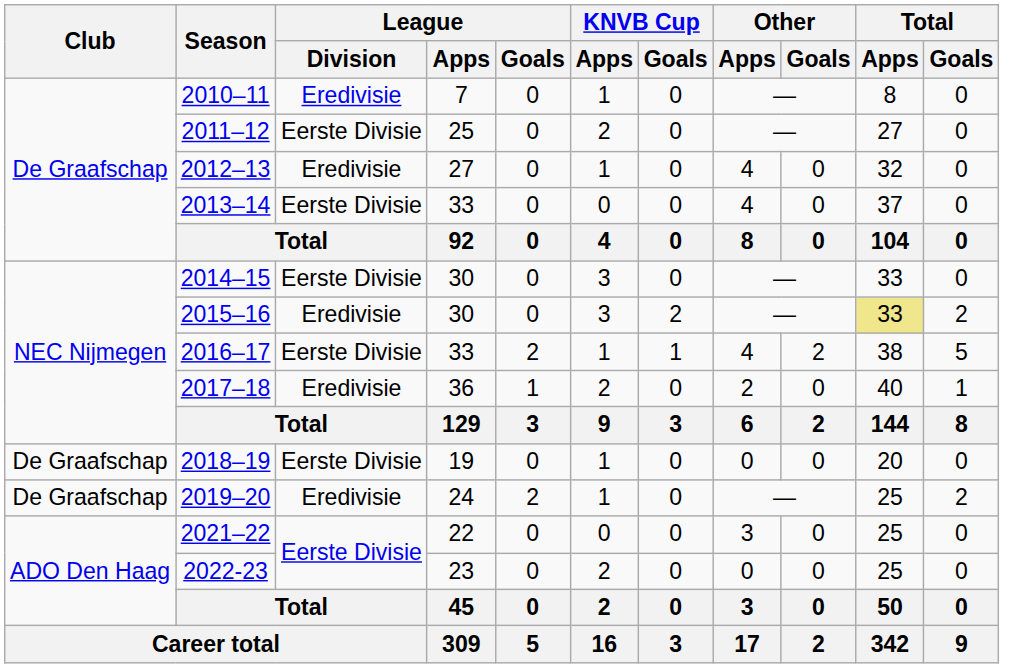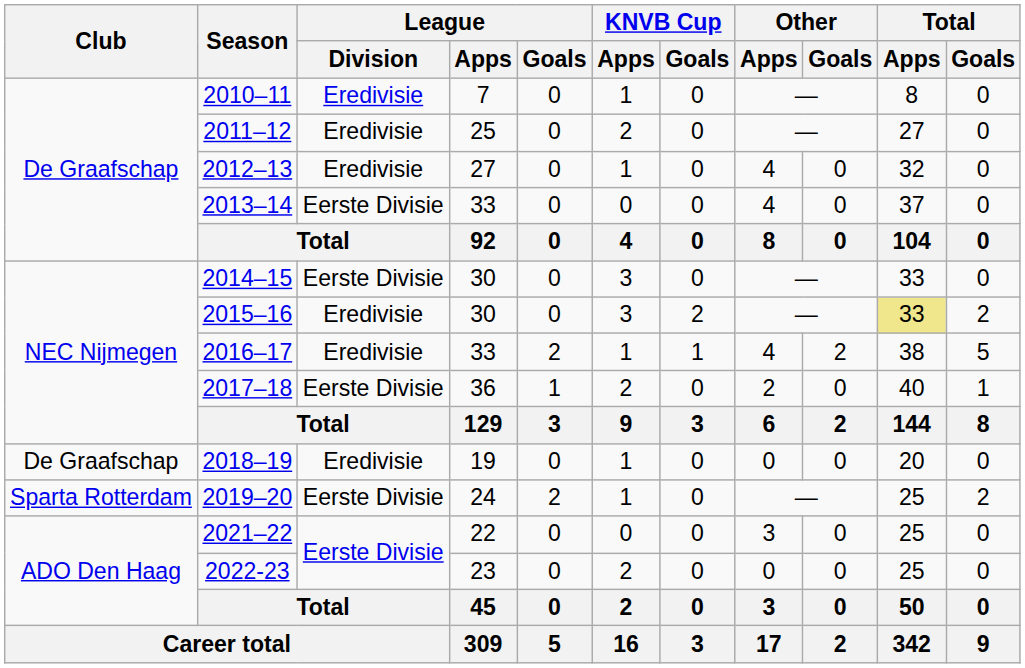(351, 132) Eerste Divisie -> (373, 132) Eredivisie
(351, 351) Eerste Divisie -> (373, 351) Eredivisie
(351, 388) Eredivisie -> (373, 388) Eerste Divisie
(351, 461) Eerste Divisie -> (373, 461) Eredivisie
(90, 497) De Graafschap -> (101, 497) Sparta Rotterdam
(351, 497) Eredivisie -> (373, 497) Eerste Divisie
